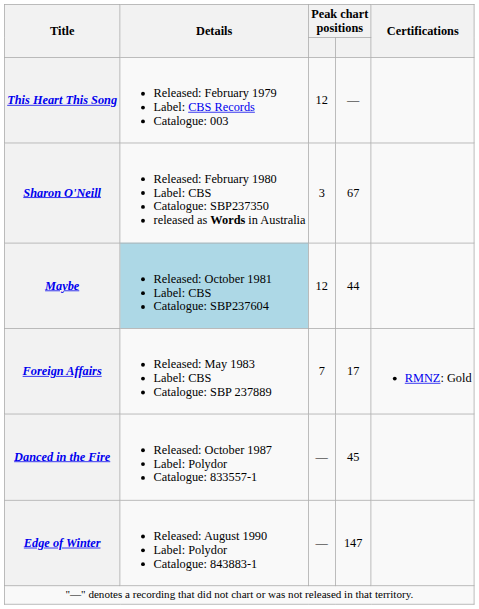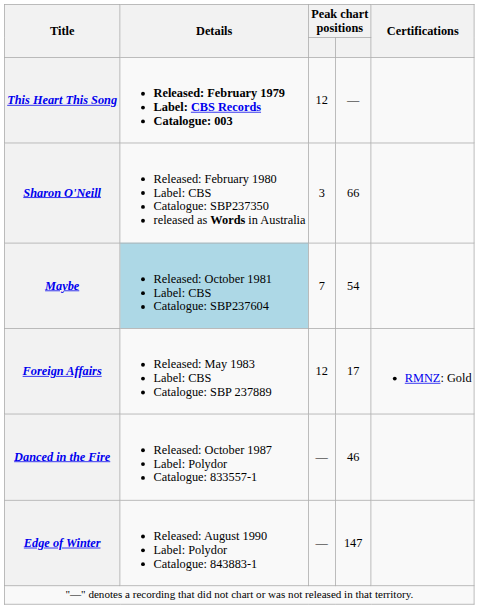(214, 107) normal -> (214, 107) bold
(353, 193) 67 -> (353, 193) 66
(322, 285) 12 -> (322, 285) 7
(353, 285) 44 -> (353, 285) 54
(322, 371) 7 -> (322, 371) 12
(353, 457) 45 -> (353, 457) 46
